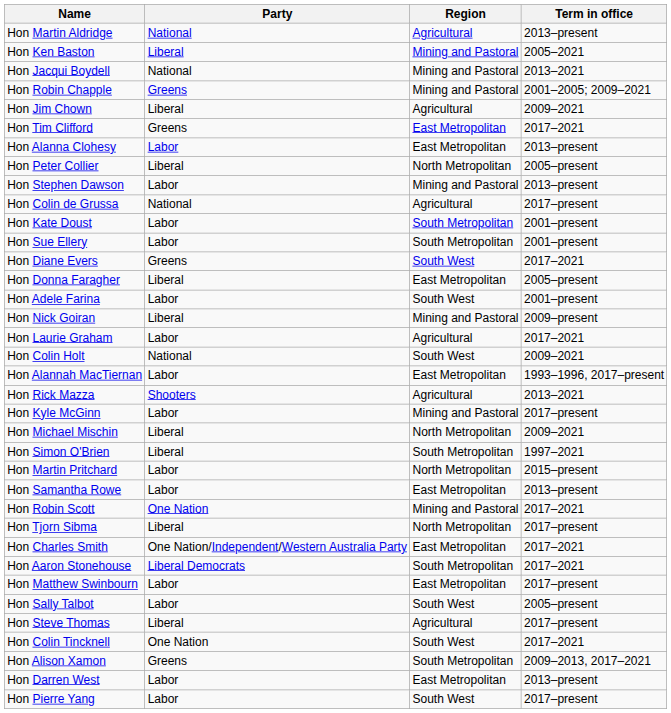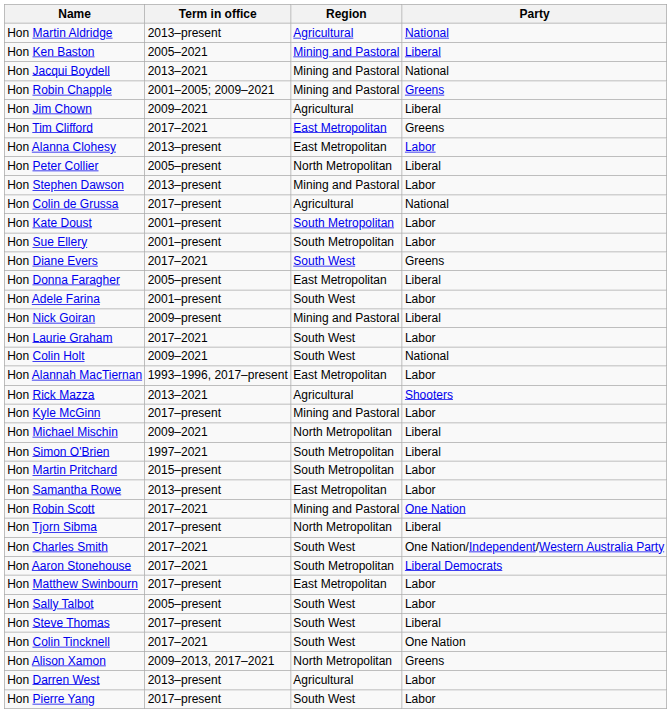columns swapped: (277, 14) <-> (594, 14)
(442, 337) Agricultural -> (324, 337) South West
(462, 470) North Metropolitan -> (344, 470) South Metropolitan
(459, 546) East Metropolitan -> (324, 546) South West
(442, 623) Agricultural -> (324, 623) South West
(463, 661) South Metropolitan -> (343, 661) North Metropolitan
(459, 680) East Metropolitan -> (323, 680) Agricultural
